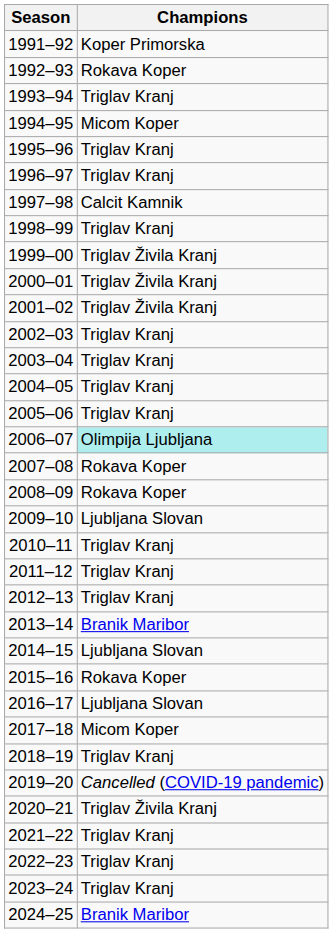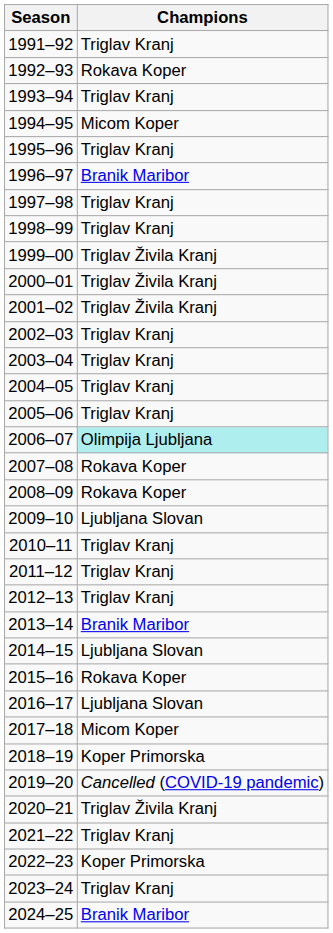(143, 44) Koper Primorska -> (127, 44) Triglav Kranj
(127, 176) Triglav Kranj -> (135, 176) Branik Maribor
(132, 202) Calcit Kamnik -> (127, 202) Triglav Kranj
(127, 756) Triglav Kranj -> (143, 756) Koper Primorska
(127, 862) Triglav Kranj -> (143, 862) Koper Primorska
